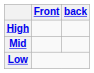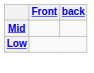- row: (18, 28)
